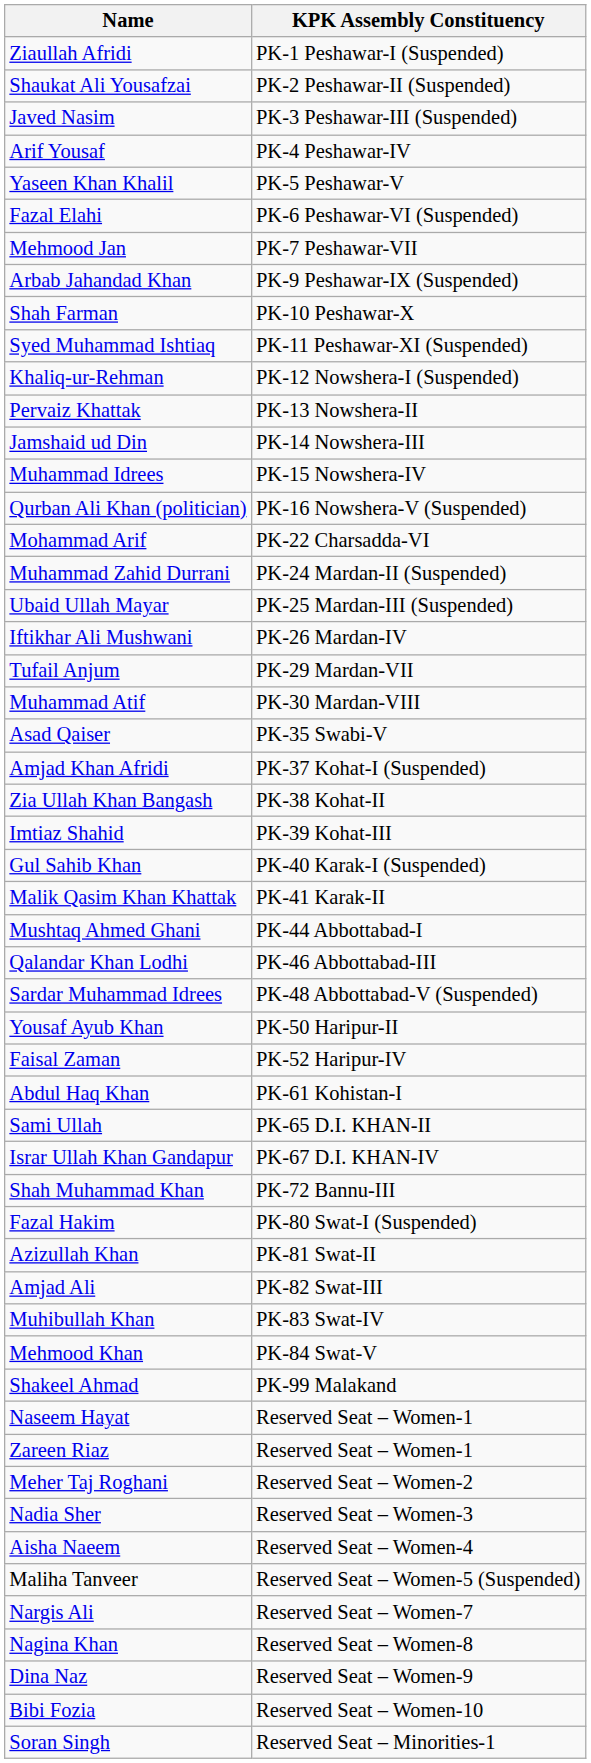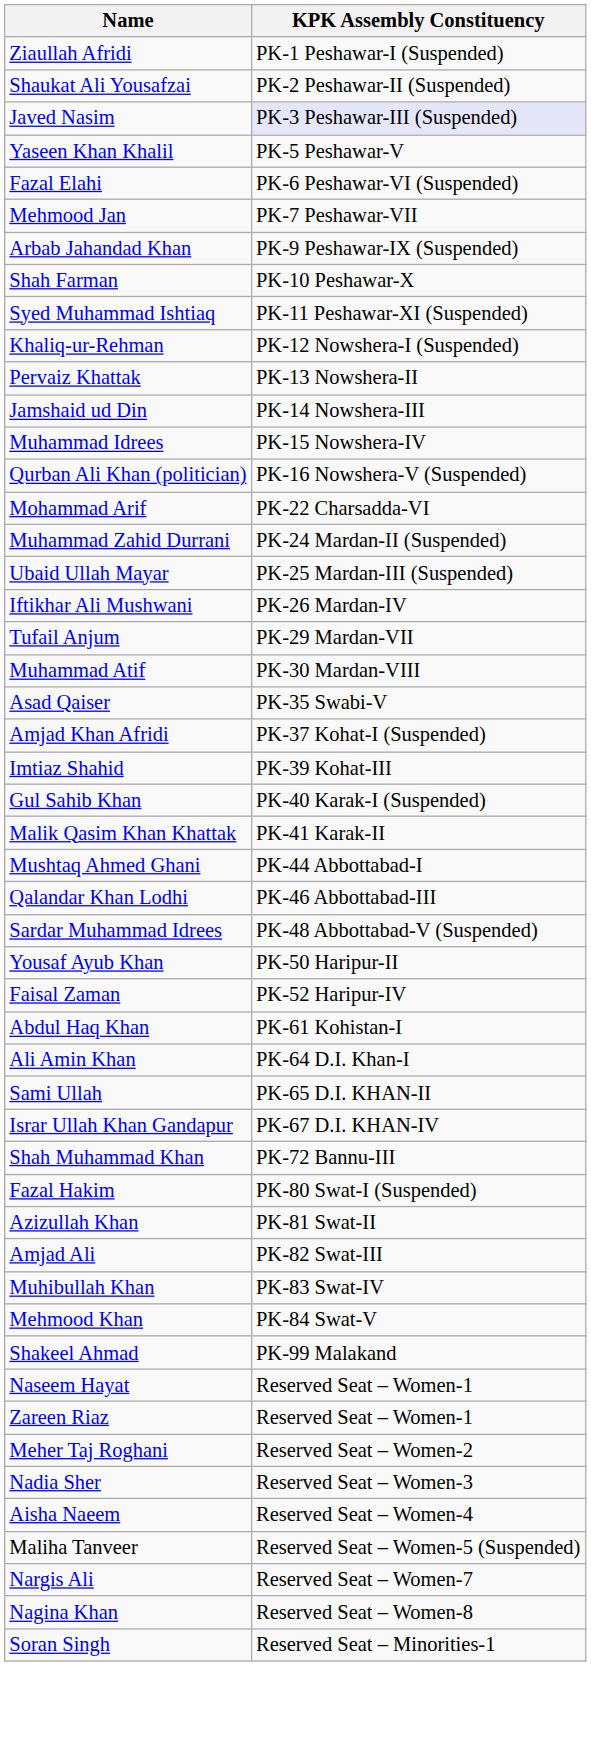(387, 118) no background -> (387, 118) lavender background
- row: (57, 150)
- row: (111, 800)
+ row: (73, 1060)
- row: (48, 1677)
- row: (52, 1709)
